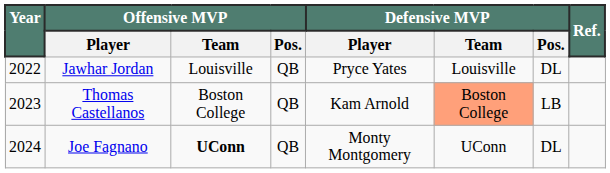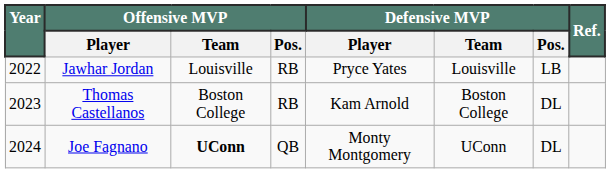(288, 69) QB -> (288, 69) RB
(551, 69) DL -> (551, 69) LB
(288, 103) QB -> (288, 103) RB
(484, 103) lightsalmon background -> (484, 103) no background
(551, 103) LB -> (551, 103) DL
